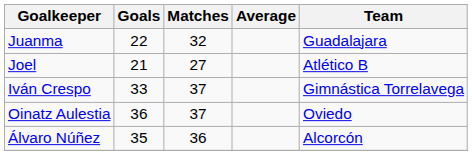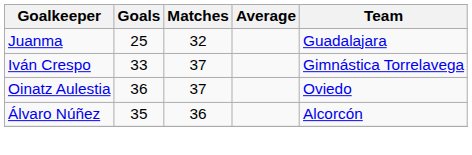(139, 41) 22 -> (139, 41) 25
- row: (22, 65)
